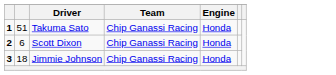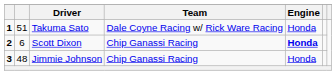(152, 28) Chip Ganassi Racing -> (195, 28) Dale Coyne Racing w/ Rick Ware Racing
(217, 43) normal -> (303, 43) bold
(22, 58) 18 -> (22, 58) 48
